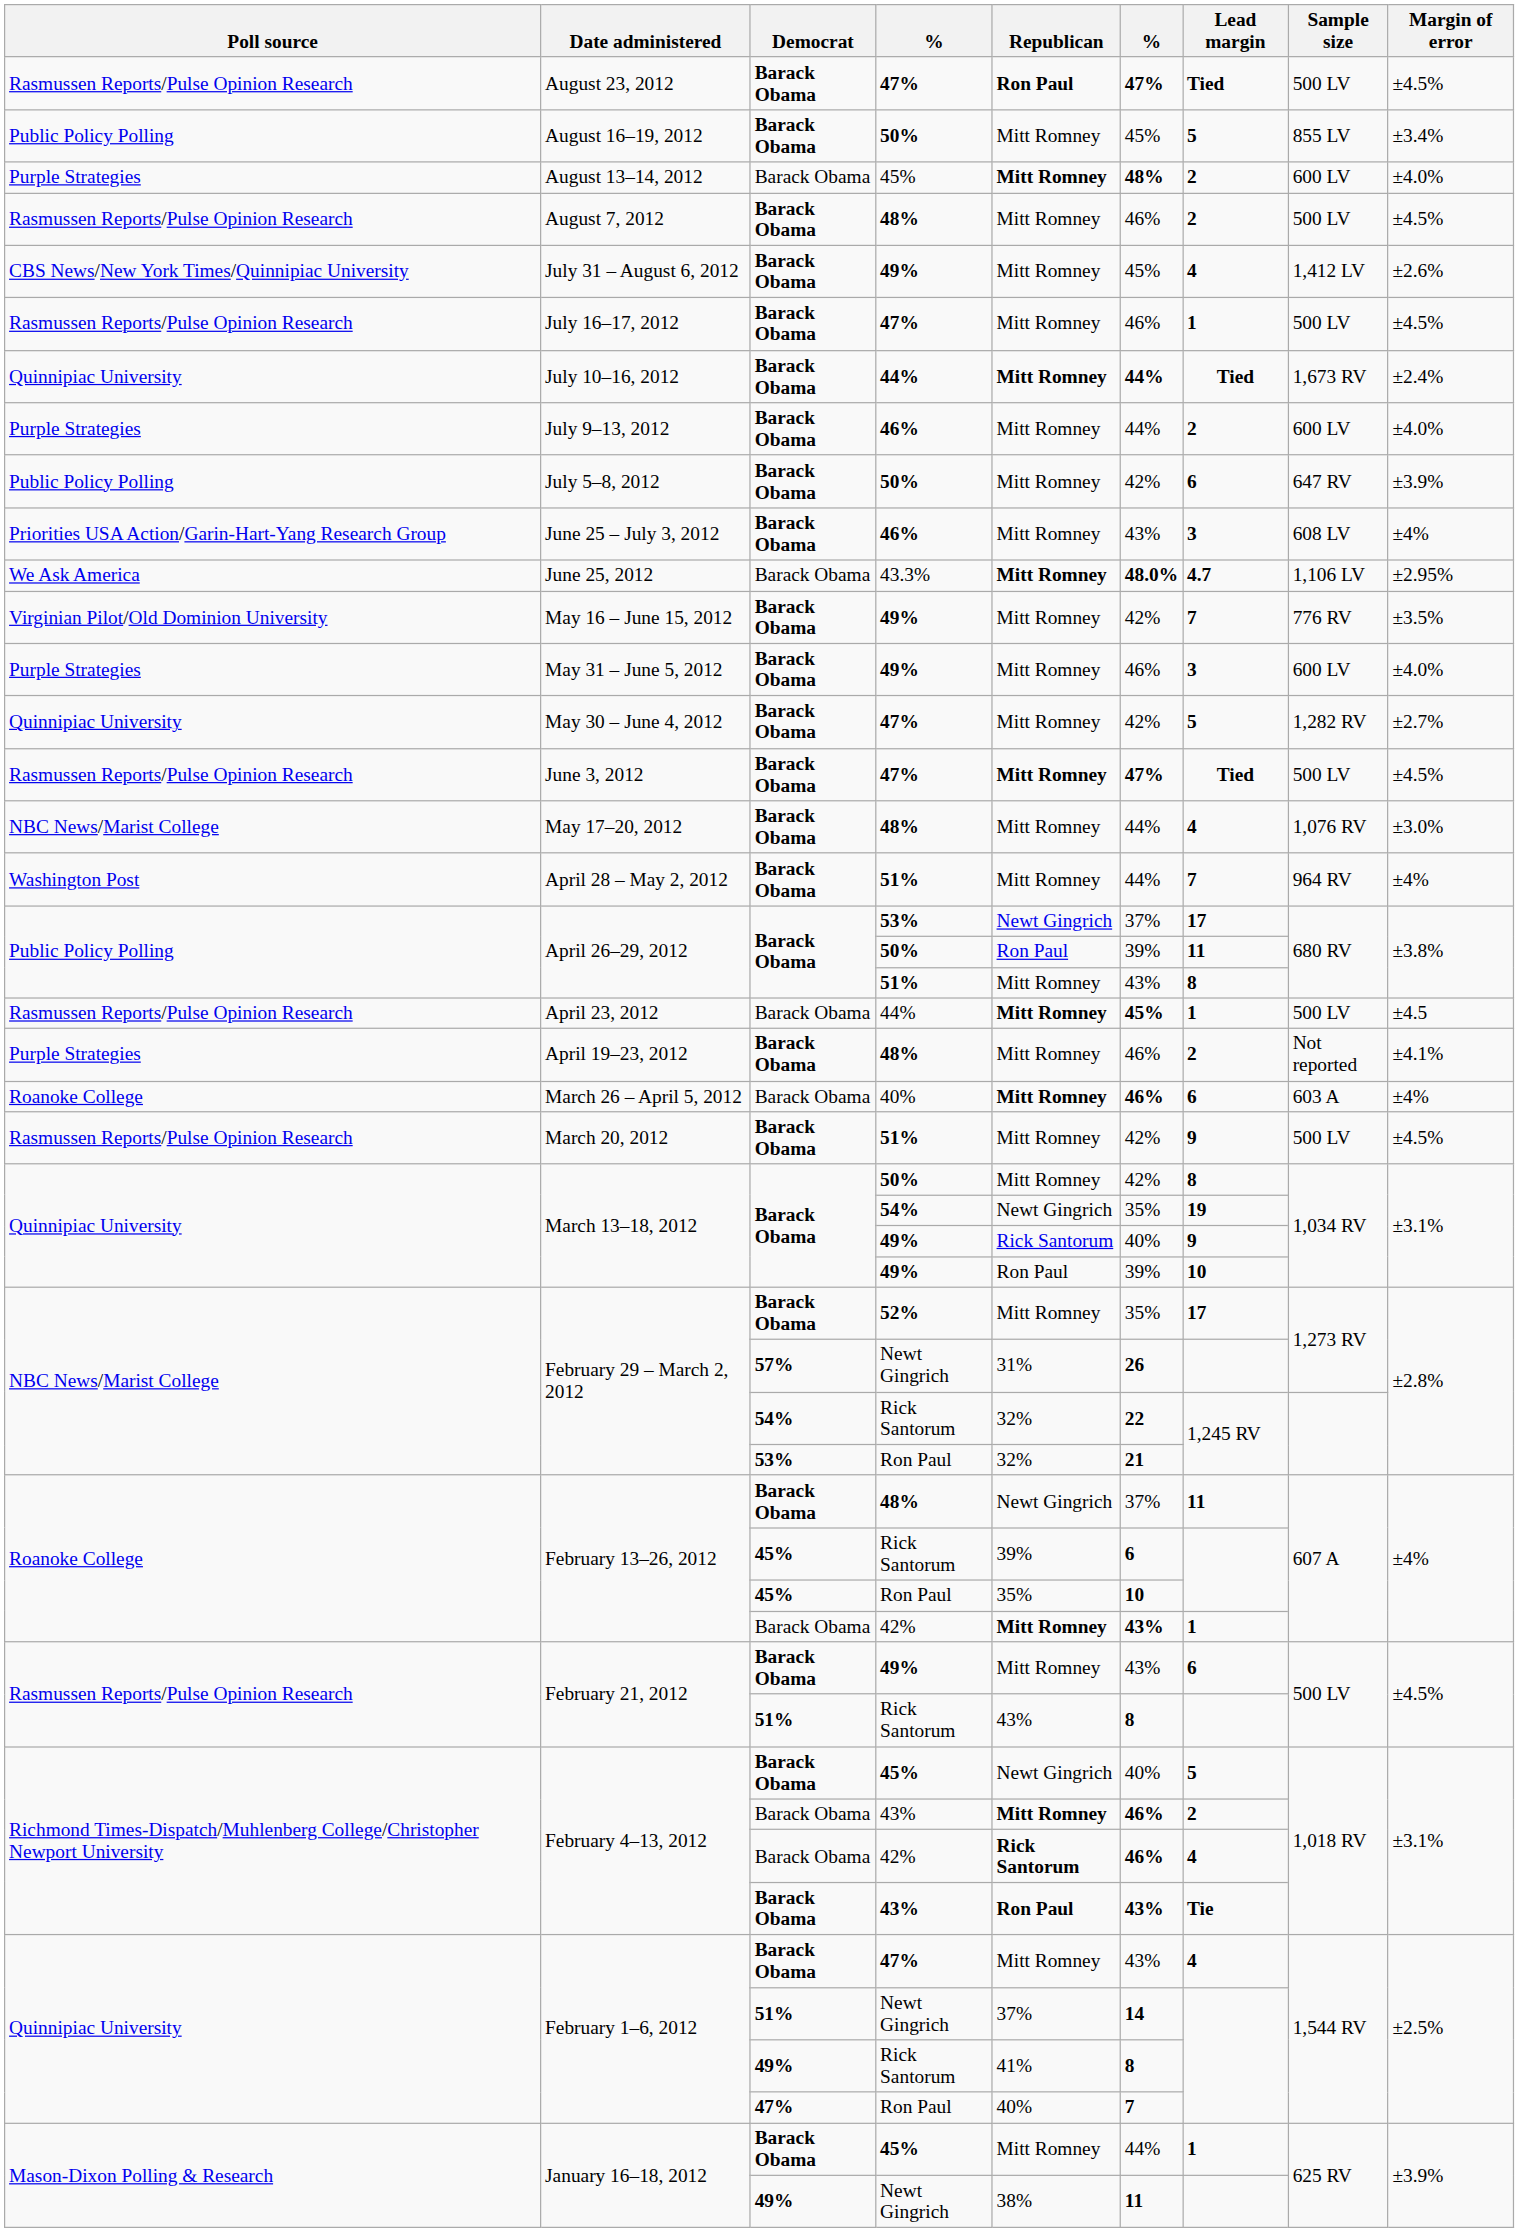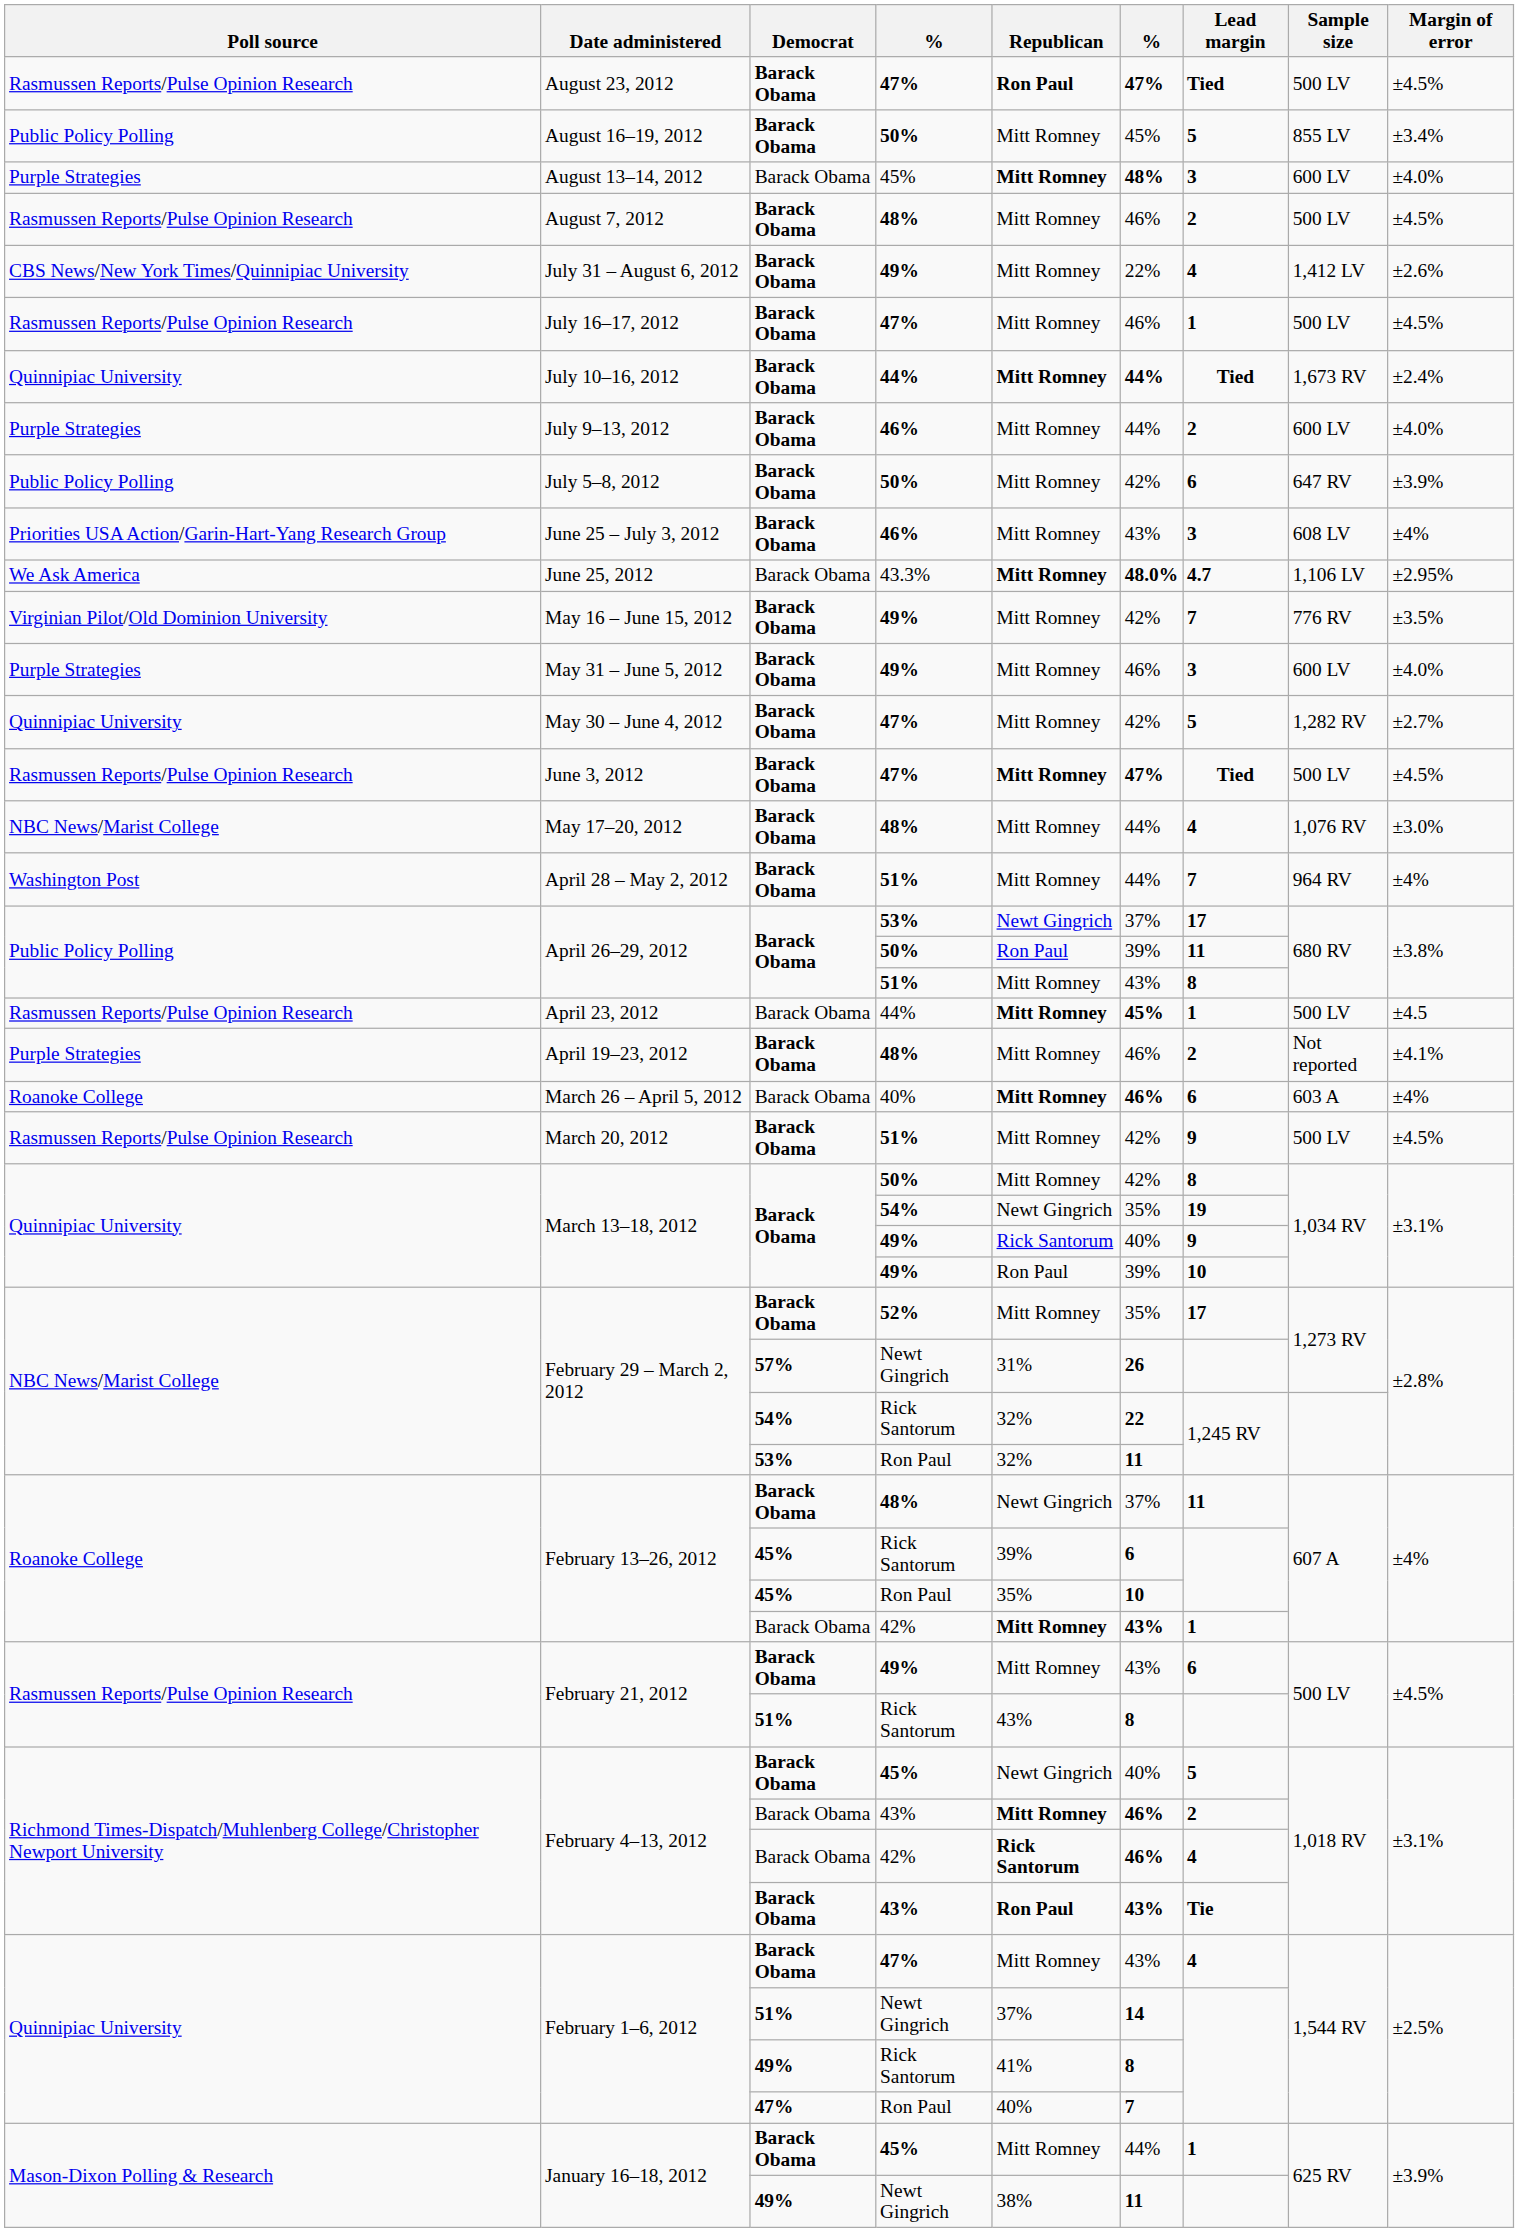(1192, 177) 2 -> (1192, 177) 3
(1143, 271) 45% -> (1143, 271) 22%
(1135, 1459) 21 -> (1134, 1459) 11
